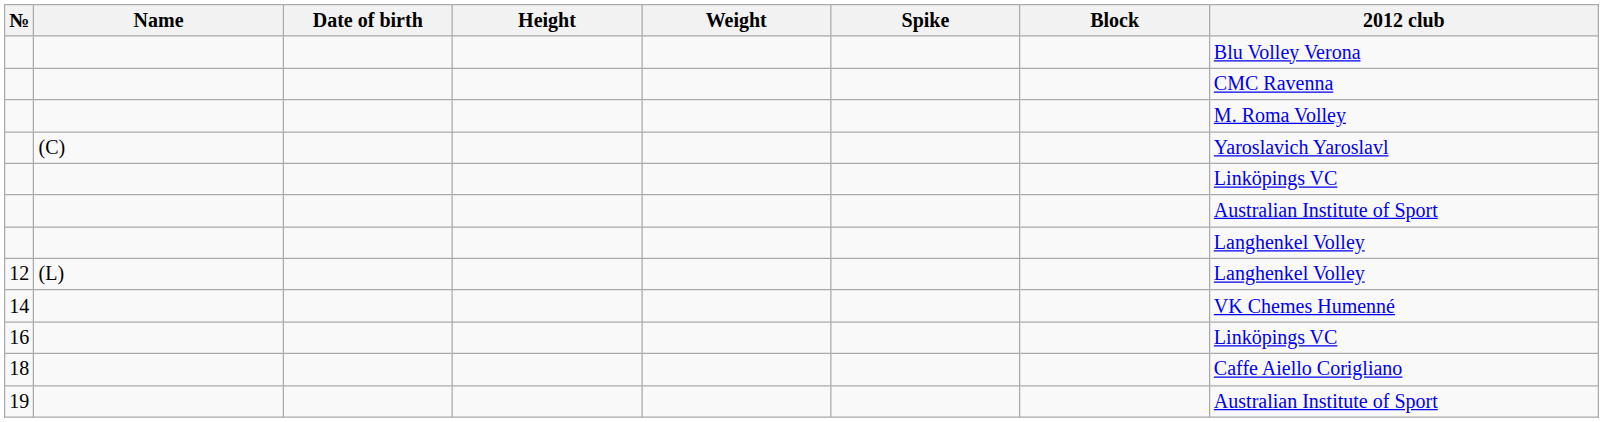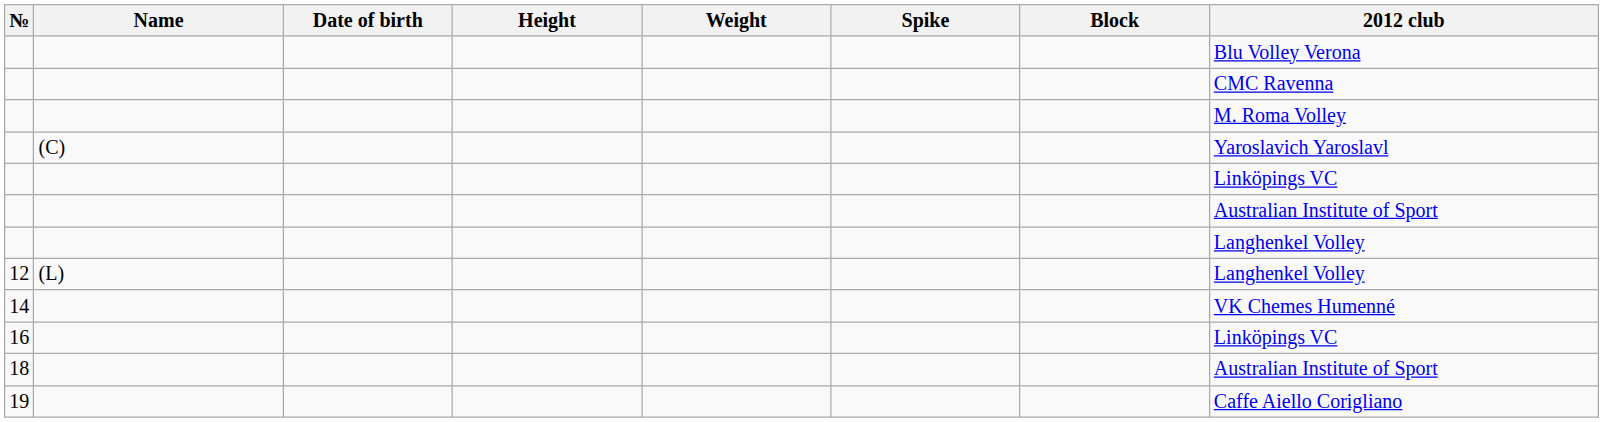(1308, 369) Caffe Aiello Corigliano -> (1326, 369) Australian Institute of Sport
(1326, 400) Australian Institute of Sport -> (1308, 400) Caffe Aiello Corigliano
